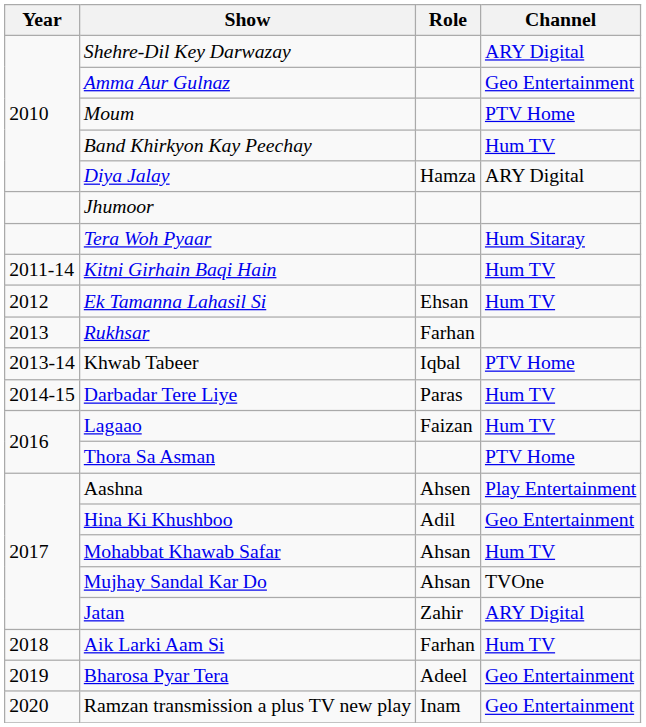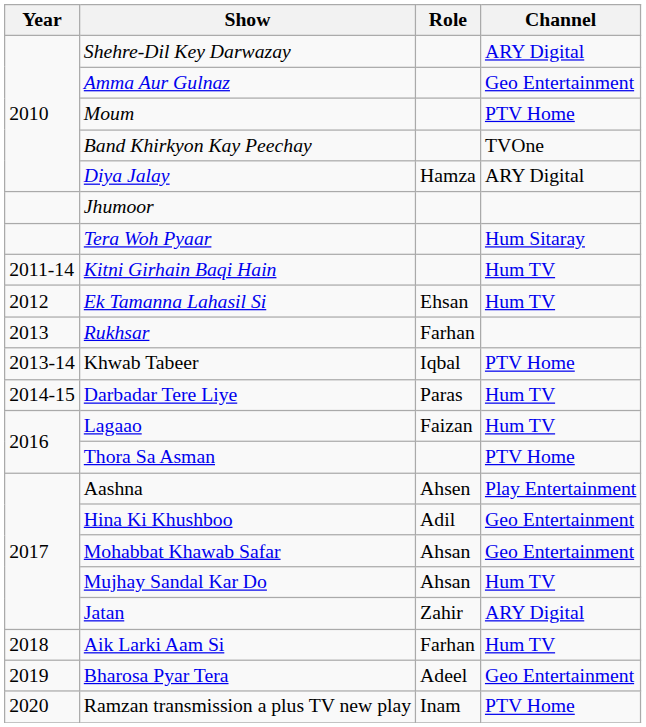(520, 144) Hum TV -> (514, 144) TVOne
(520, 550) Hum TV -> (560, 550) Geo Entertainment
(514, 581) TVOne -> (520, 581) Hum TV
(560, 706) Geo Entertainment -> (530, 706) PTV Home
